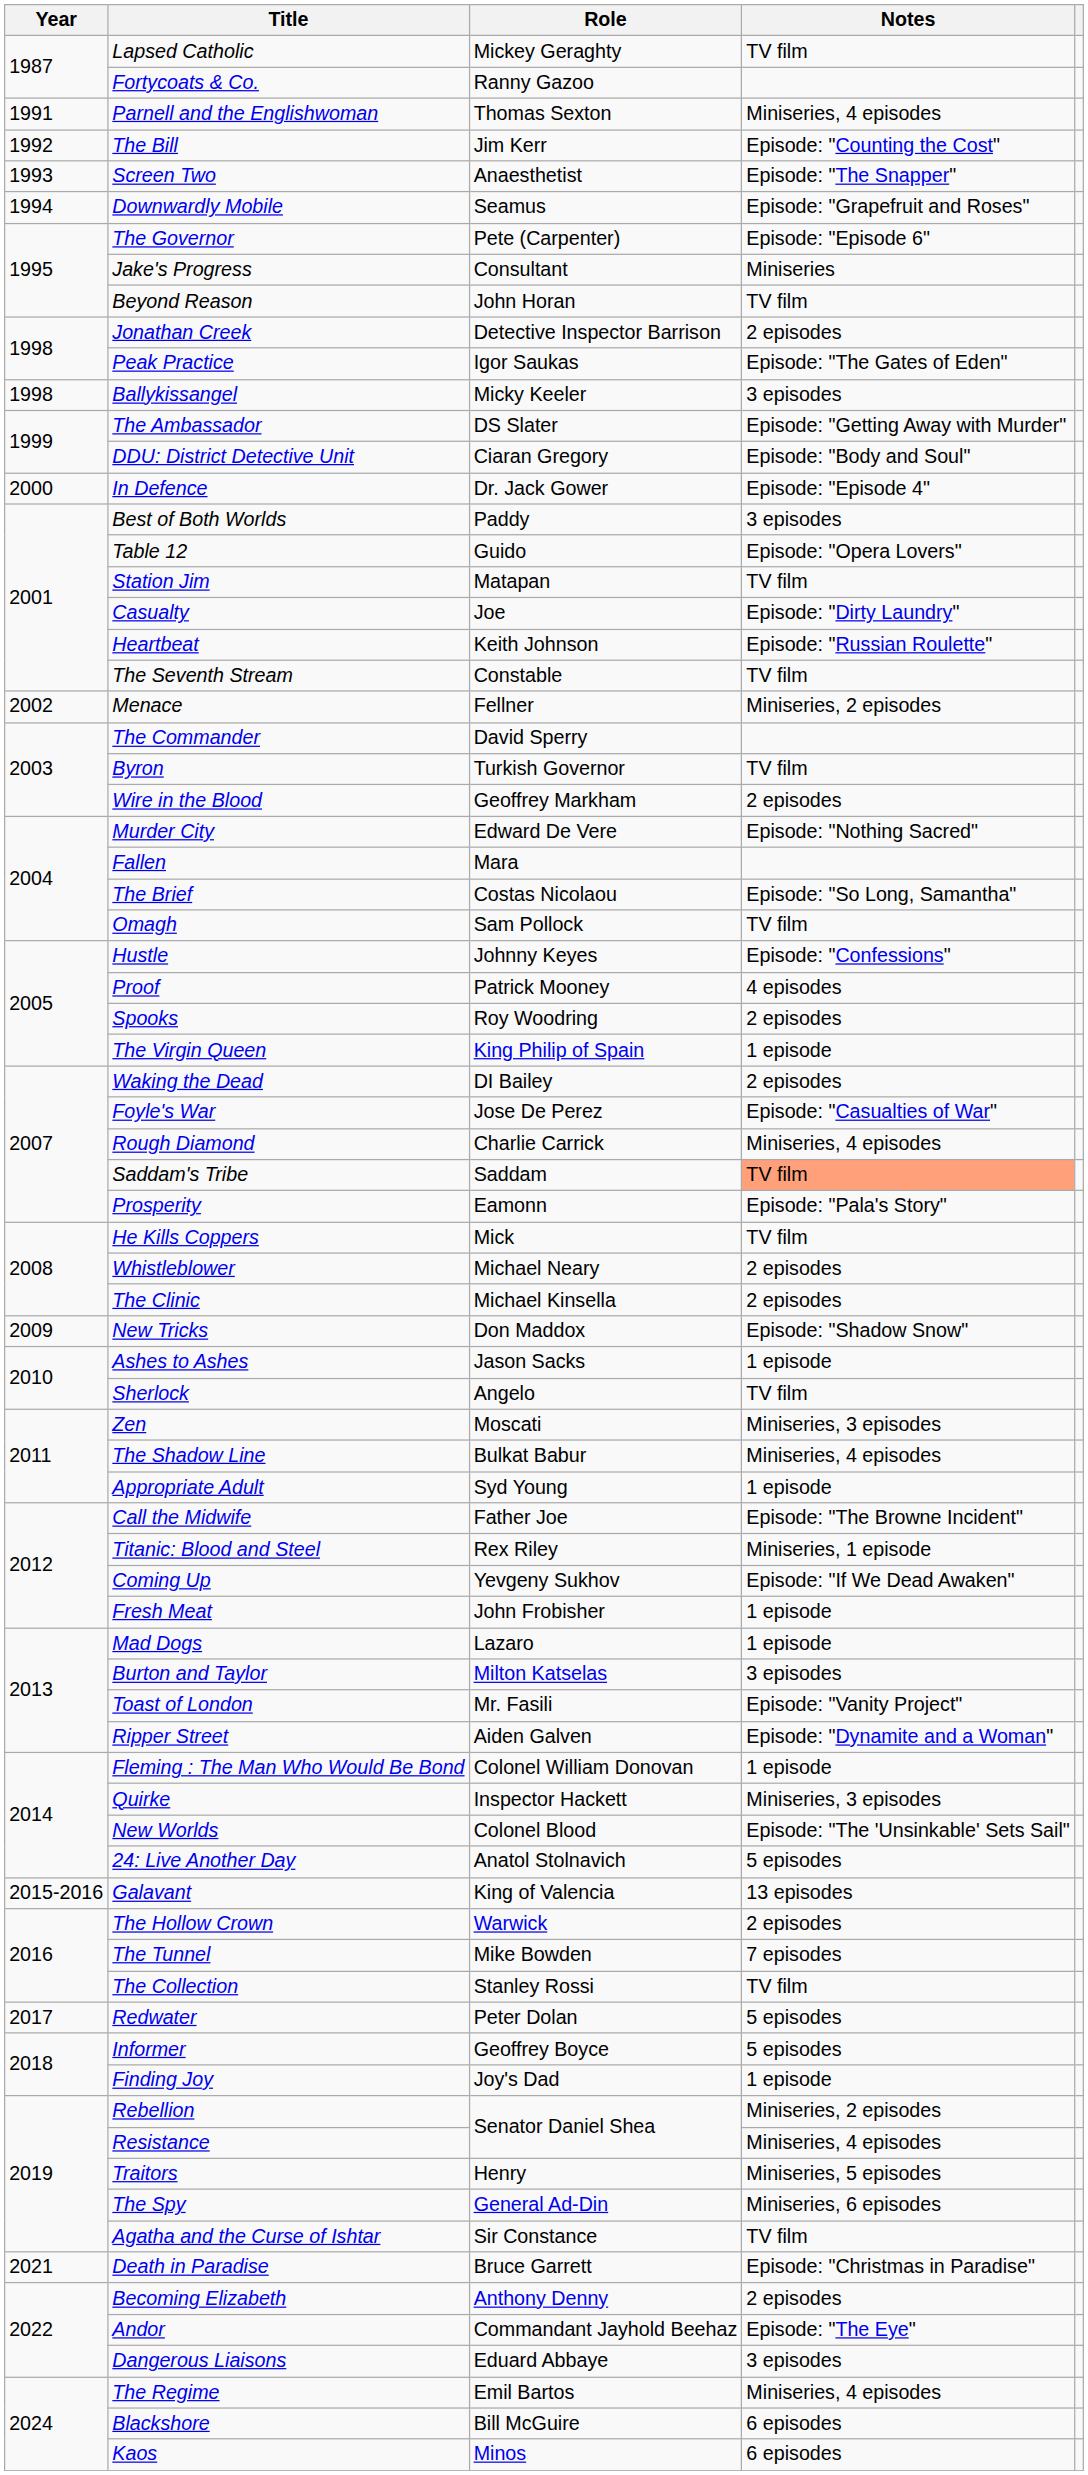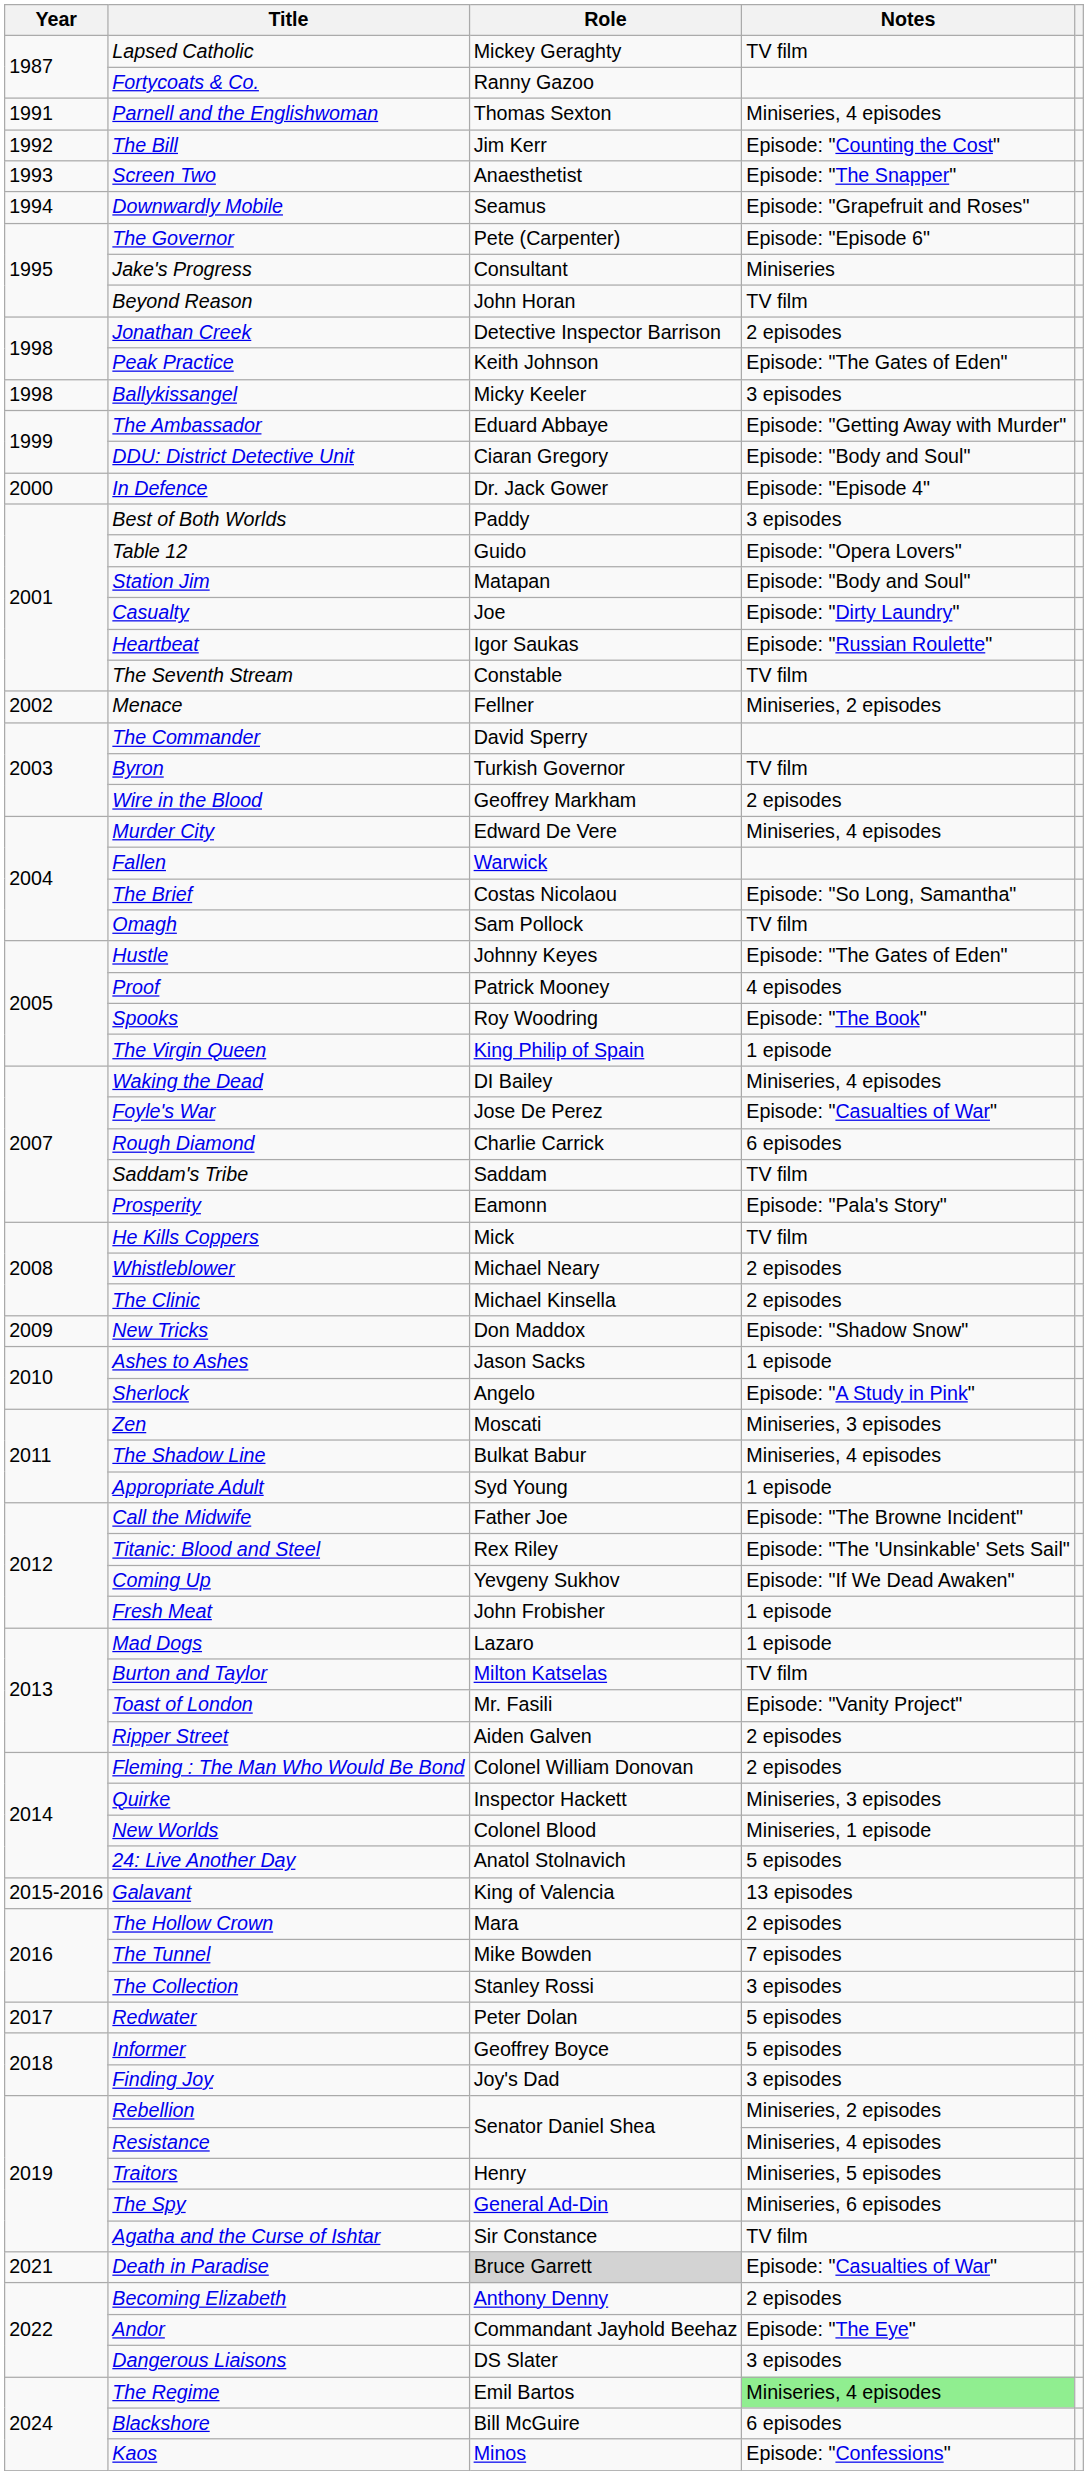(526, 363) Igor Saukas -> (536, 363) Keith Johnson
(516, 425) DS Slater -> (541, 425) Eduard Abbaye
(777, 581) TV film -> (858, 581) Episode: "Body and Soul"
(536, 644) Keith Johnson -> (526, 644) Igor Saukas
(862, 831) Episode: "Nothing Sacred" -> (844, 831) Miniseries, 4 episodes
(496, 862) Mara -> (510, 862) Warwick
(849, 956) Episode: "Confessions" -> (877, 956) Episode: "The Gates of Eden"
(794, 1018) 2 episodes -> (836, 1018) Episode: "The Book"
(794, 1081) 2 episodes -> (844, 1081) Miniseries, 4 episodes
(844, 1143) Miniseries, 4 episodes -> (794, 1143) 6 episodes
(777, 1174) lightsalmon background -> (777, 1174) no background
(777, 1393) TV film -> (861, 1393) Episode: "A Study in Pink"
(839, 1549) Miniseries, 1 episode -> (908, 1549) Episode: "The 'Unsinkable' Sets Sail"
(794, 1674) 3 episodes -> (777, 1674) TV film
(900, 1736) Episode: "Dynamite and a Woman" -> (794, 1736) 2 episodes
(789, 1767) 1 episode -> (794, 1767) 2 episodes
(908, 1830) Episode: "The 'Unsinkable' Sets Sail" -> (839, 1830) Miniseries, 1 episode
(510, 1923) Warwick -> (496, 1923) Mara
(777, 1986) TV film -> (794, 1986) 3 episodes
(789, 2080) 1 episode -> (794, 2080) 3 episodes
(533, 2267) no background -> (533, 2267) lightgrey background
(891, 2267) Episode: "Christmas in Paradise" -> (872, 2267) Episode: "Casualties of War"
(541, 2360) Eduard Abbaye -> (516, 2360) DS Slater
(844, 2392) no background -> (844, 2392) lightgreen background
(794, 2454) 6 episodes -> (849, 2454) Episode: "Confessions"
